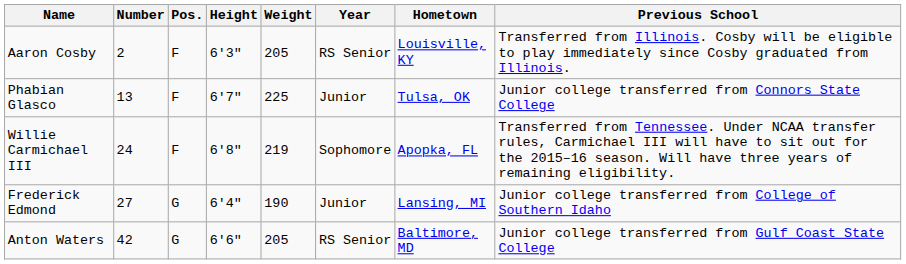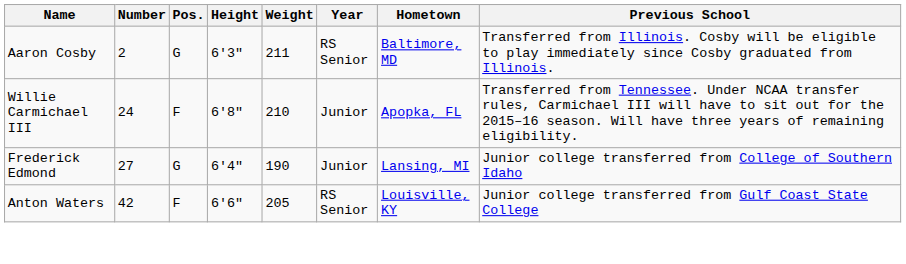(175, 53) F -> (176, 53) G
(276, 53) 205 -> (278, 53) 211
(442, 53) Louisville, KY -> (421, 53) Baltimore, MD
- row: (36, 98)
(276, 150) 219 -> (278, 113) 210
(355, 150) Sophomore -> (344, 113) Junior
(175, 240) G -> (176, 203) F
(438, 240) Baltimore, MD -> (425, 203) Louisville, KY
